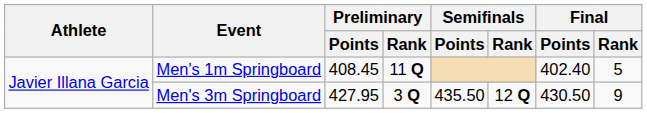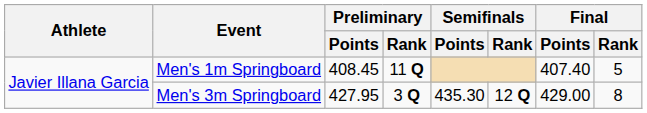(565, 70) 402.40 -> (565, 70) 407.40
(460, 96) 435.50 -> (460, 96) 435.30
(565, 96) 430.50 -> (565, 96) 429.00
(618, 96) 9 -> (618, 96) 8
